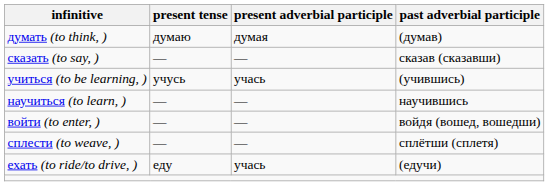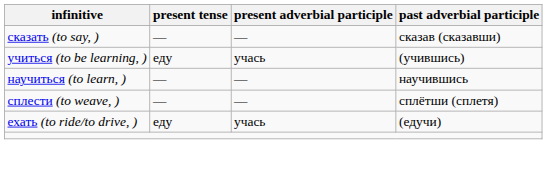- row: (57, 36)
(169, 79) учусь -> (163, 57) еду
- row: (54, 121)
